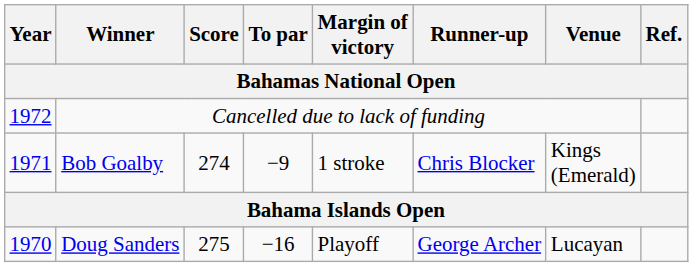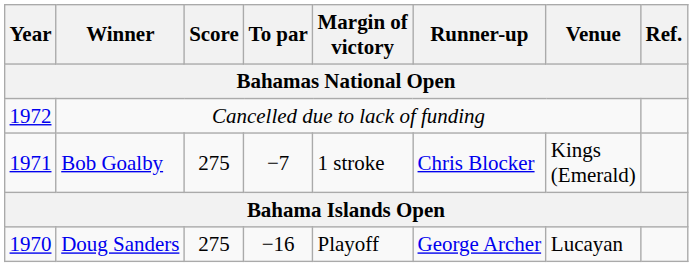(214, 162) 274 -> (214, 162) 275
(278, 162) −9 -> (278, 162) −7
